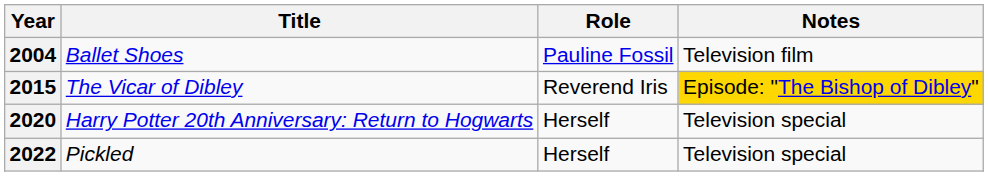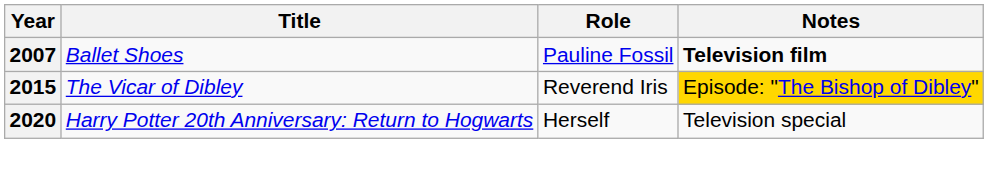(33, 54) 2004 -> (33, 54) 2007
(748, 54) normal -> (755, 54) bold
- row: (100, 154)
